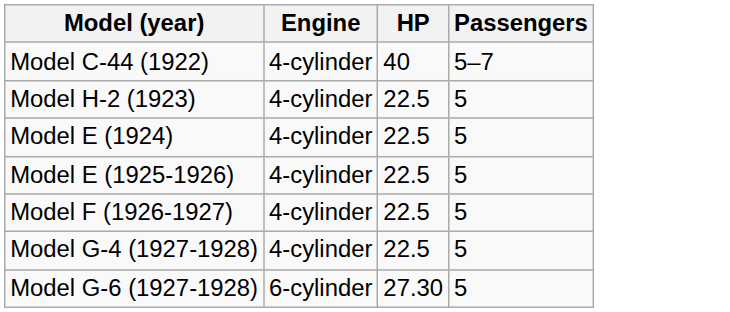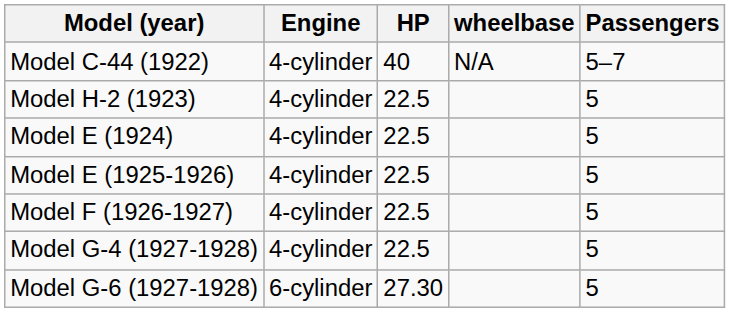+ column: (514, 23)
